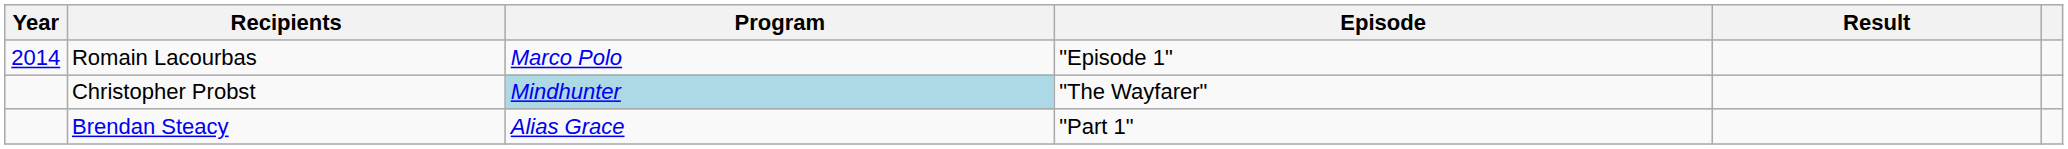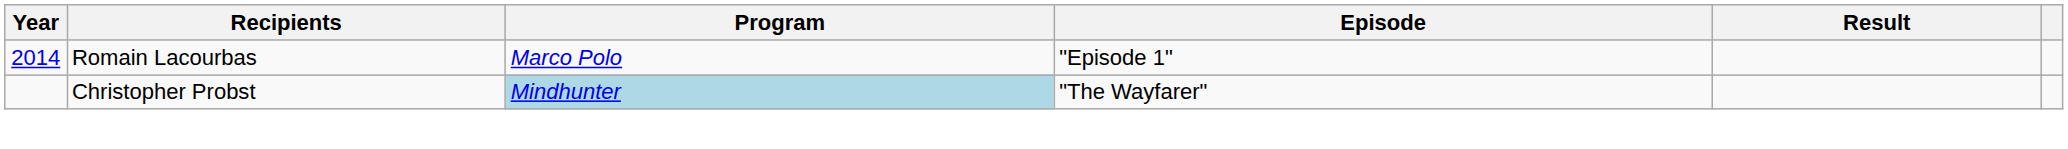- row: (150, 127)
